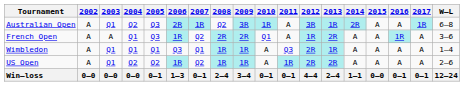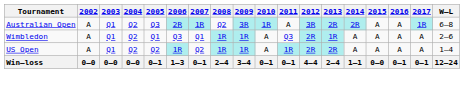(333, 23) 1R -> (333, 23) 2R
- row: (32, 36)
(133, 49) Q1 -> (133, 36) Q2
(446, 49) 1–4 -> (446, 36) 2–6
(446, 62) 2–6 -> (446, 49) 1–4
